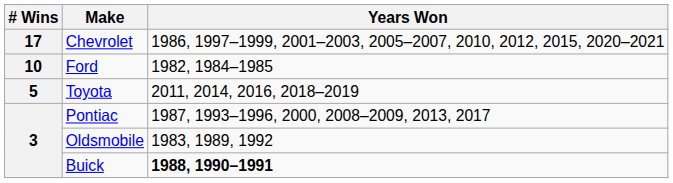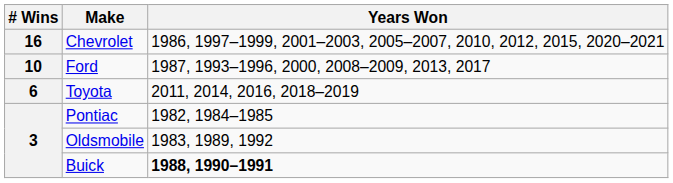(33, 42) 17 -> (33, 42) 16
(212, 67) 1982, 1984–1985 -> (321, 67) 1987, 1993–1996, 2000, 2008–2009, 2013, 2017
(33, 91) 5 -> (33, 91) 6
(321, 116) 1987, 1993–1996, 2000, 2008–2009, 2013, 2017 -> (212, 116) 1982, 1984–1985
